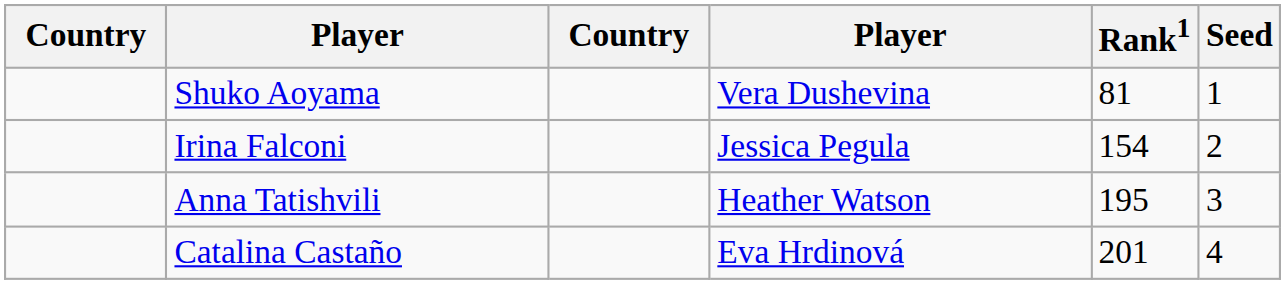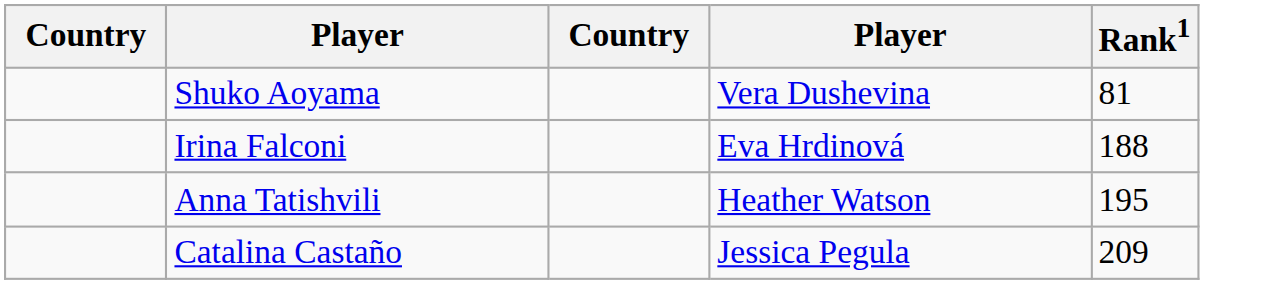- column: (1239, 35)
(813, 146) Jessica Pegula -> (811, 146) Eva Hrdinová
(1124, 146) 154 -> (1124, 146) 188
(811, 252) Eva Hrdinová -> (813, 252) Jessica Pegula
(1124, 252) 201 -> (1124, 252) 209
